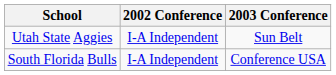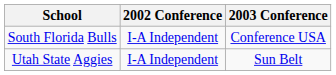rows swapped: (62, 59) <-> (62, 37)
